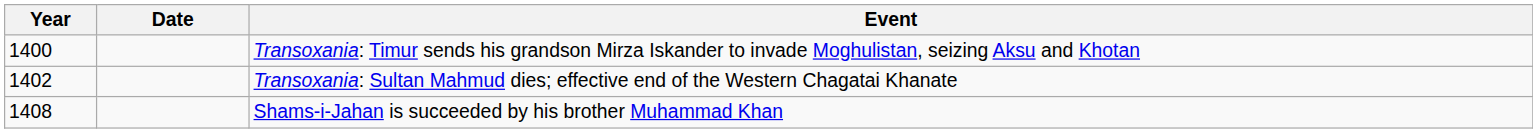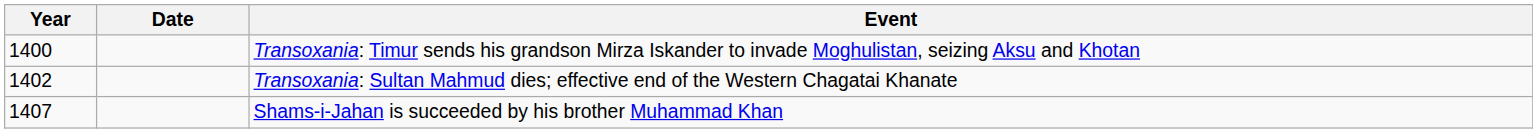(31, 111) 1408 -> (31, 111) 1407
